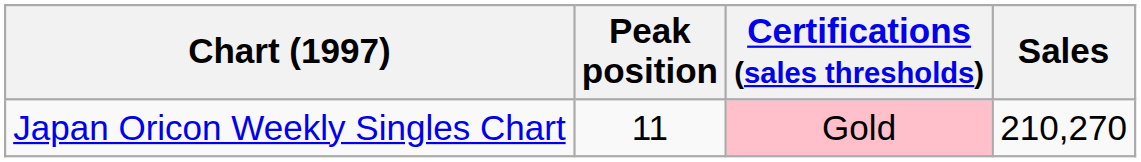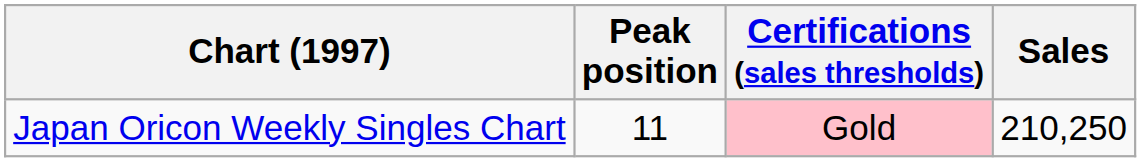(1064, 127) 210,270 -> (1064, 127) 210,250
